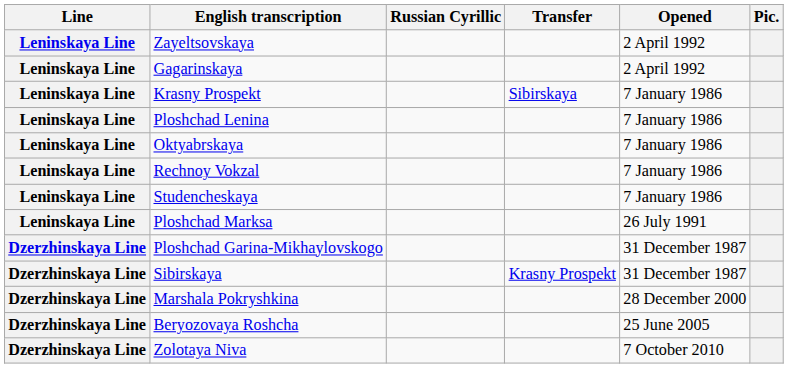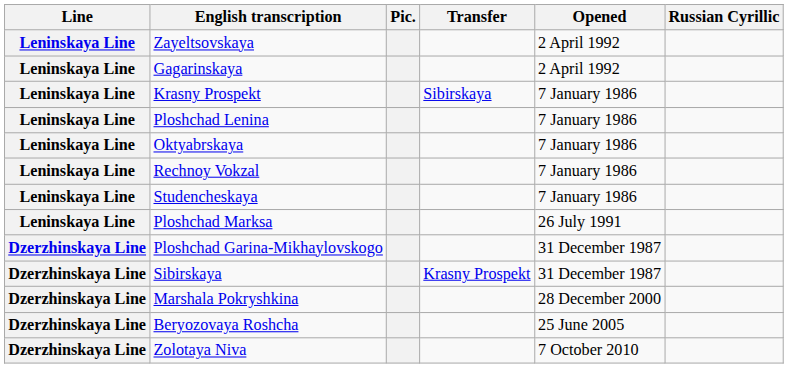columns swapped: (446, 17) <-> (767, 17)
